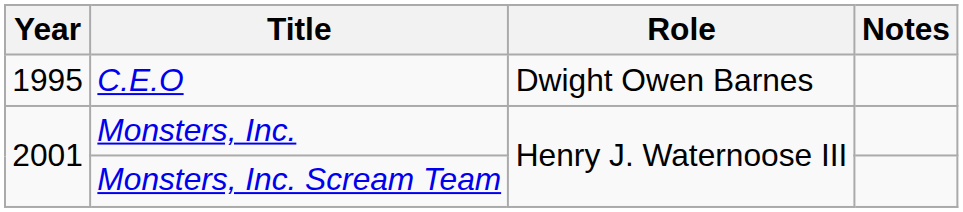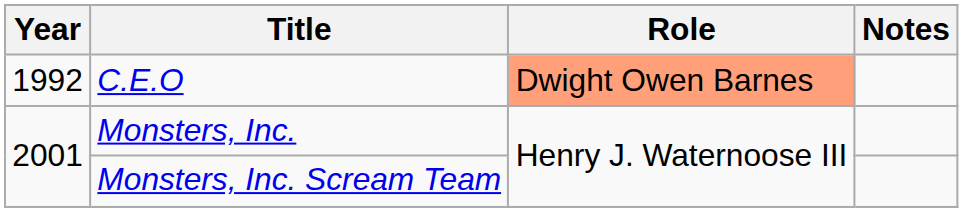(48, 79) 1995 -> (48, 79) 1992
(665, 79) no background -> (665, 79) lightsalmon background
